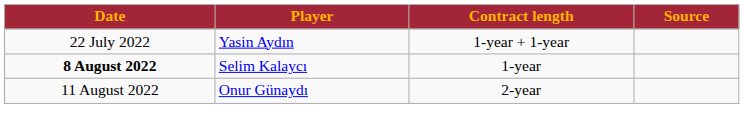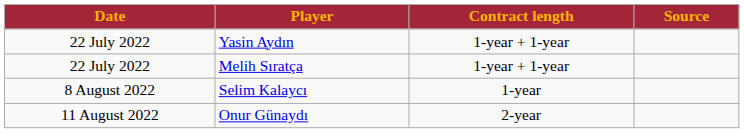+ row: (261, 66)
(110, 66) bold -> (110, 90) normal
